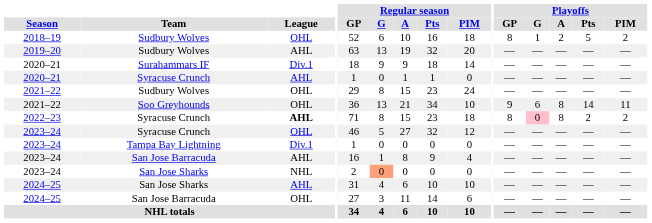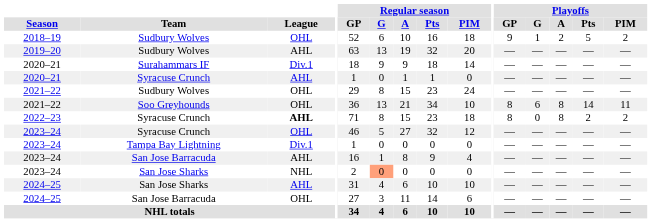(510, 37) 8 -> (510, 37) 9
(510, 104) 9 -> (510, 104) 8
(537, 118) pink background -> (537, 118) no background
